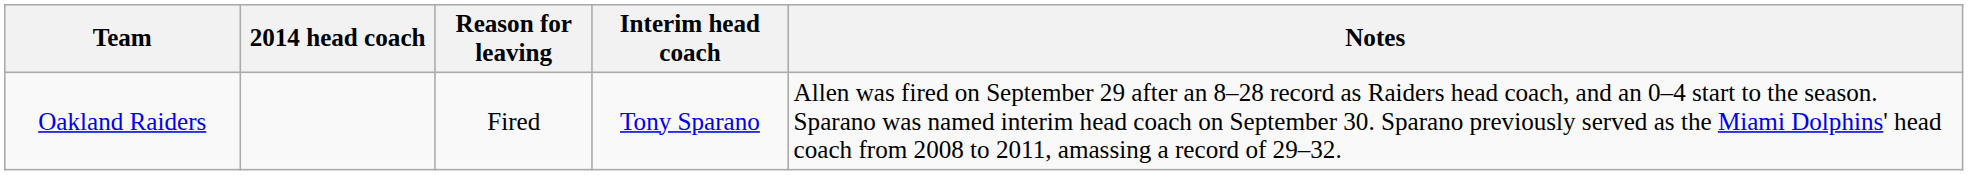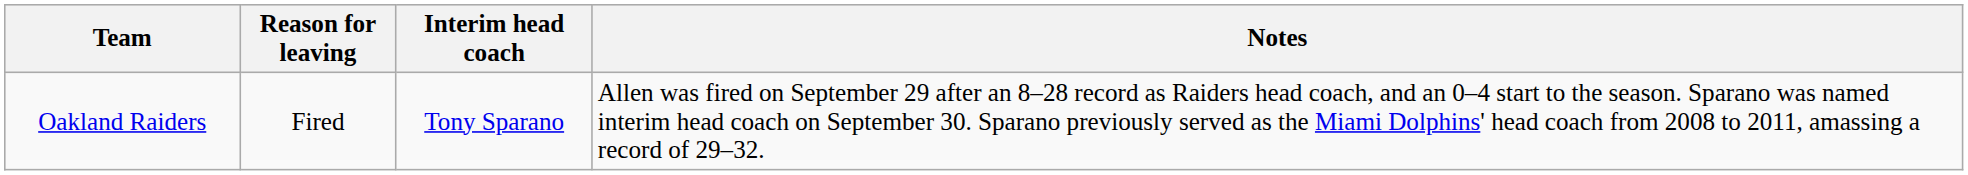- column: (338, 38)
